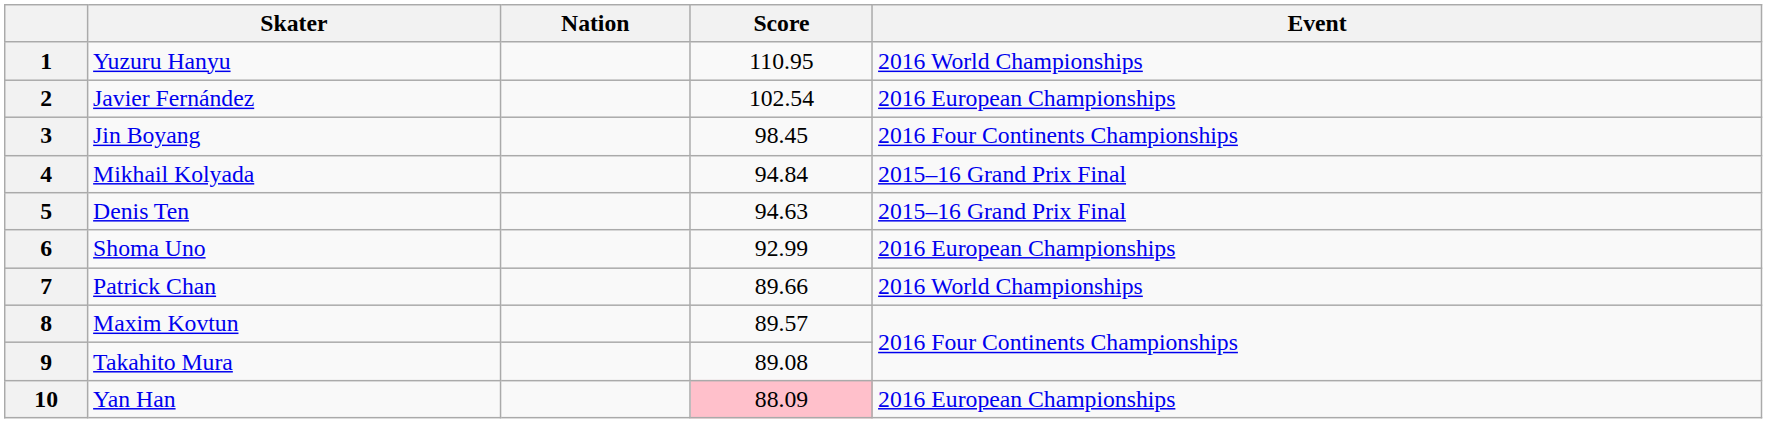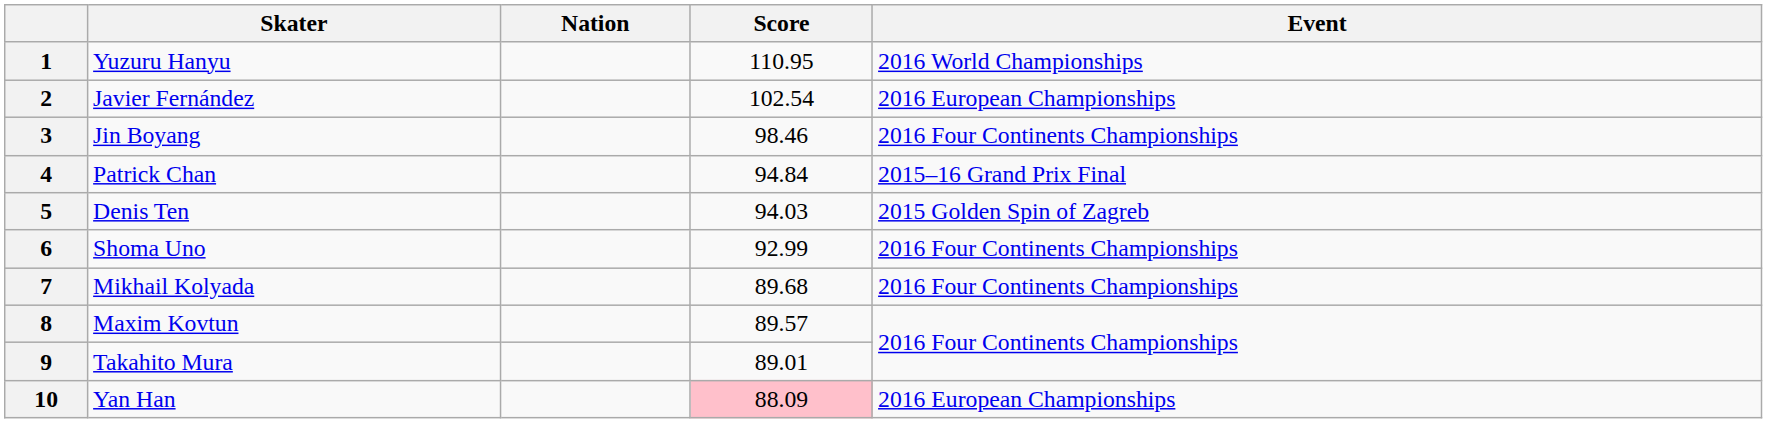(781, 135) 98.45 -> (781, 135) 98.46
(174, 173) Mikhail Kolyada -> (155, 173) Patrick Chan
(781, 211) 94.63 -> (781, 211) 94.03
(1002, 211) 2015–16 Grand Prix Final -> (1014, 211) 2015 Golden Spin of Zagreb
(1027, 248) 2016 European Championships -> (1058, 248) 2016 Four Continents Championships
(155, 286) Patrick Chan -> (174, 286) Mikhail Kolyada
(781, 286) 89.66 -> (781, 286) 89.68
(1010, 286) 2016 World Championships -> (1058, 286) 2016 Four Continents Championships
(781, 361) 89.08 -> (781, 361) 89.01
